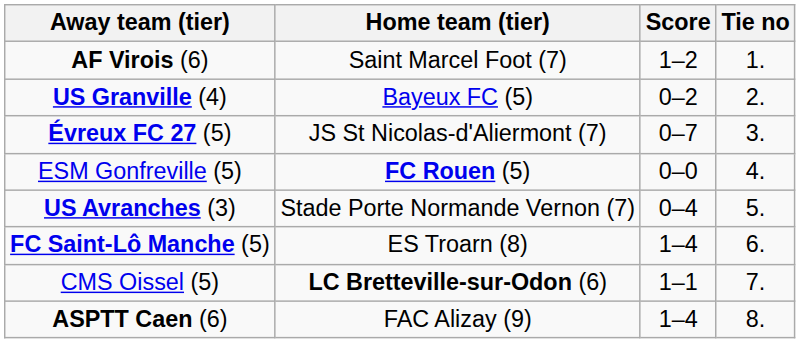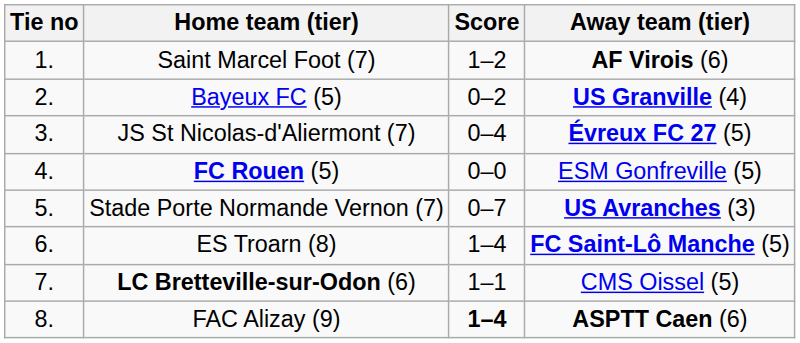columns swapped: (756, 23) <-> (140, 23)
(678, 134) 0–7 -> (487, 134) 0–4
(678, 208) 0–4 -> (487, 208) 0–7
(678, 319) normal -> (487, 319) bold
